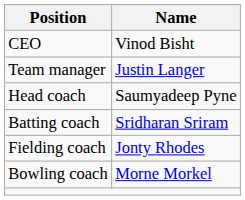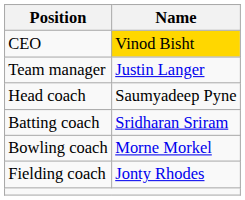(155, 43) no background -> (155, 43) gold background
rows swapped: (58, 174) <-> (57, 148)
